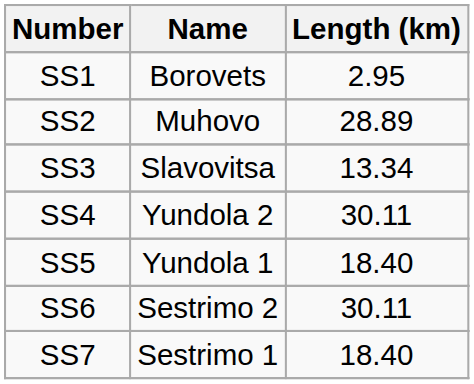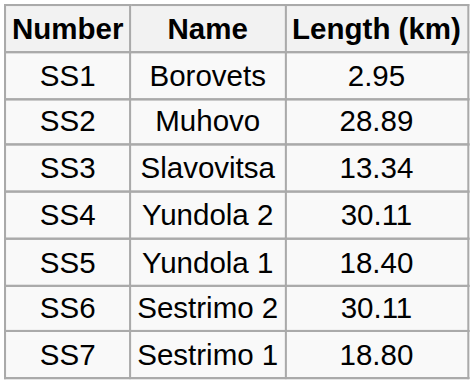(376, 355) 18.40 -> (376, 355) 18.80
